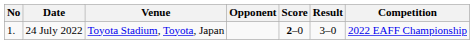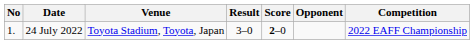columns swapped: (253, 13) <-> (328, 13)
